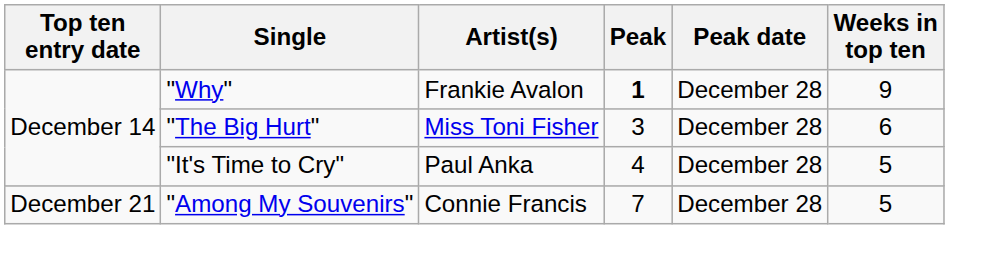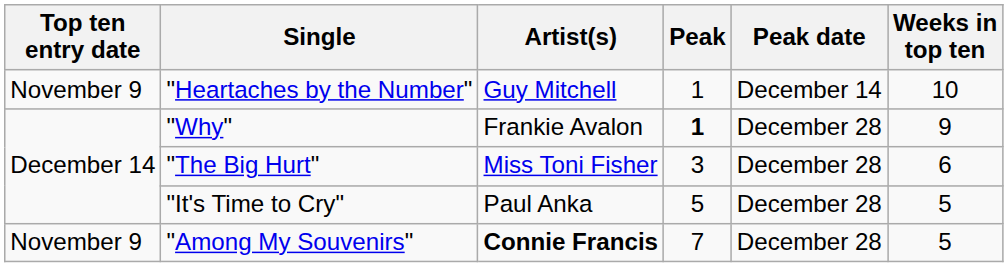+ row: (319, 89)
(638, 165) 4 -> (697, 204) 5
(83, 204) December 21 -> (76, 242) November 9
(506, 204) normal -> (571, 242) bold
